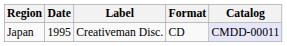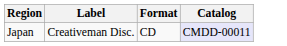- column: (59, 13)
